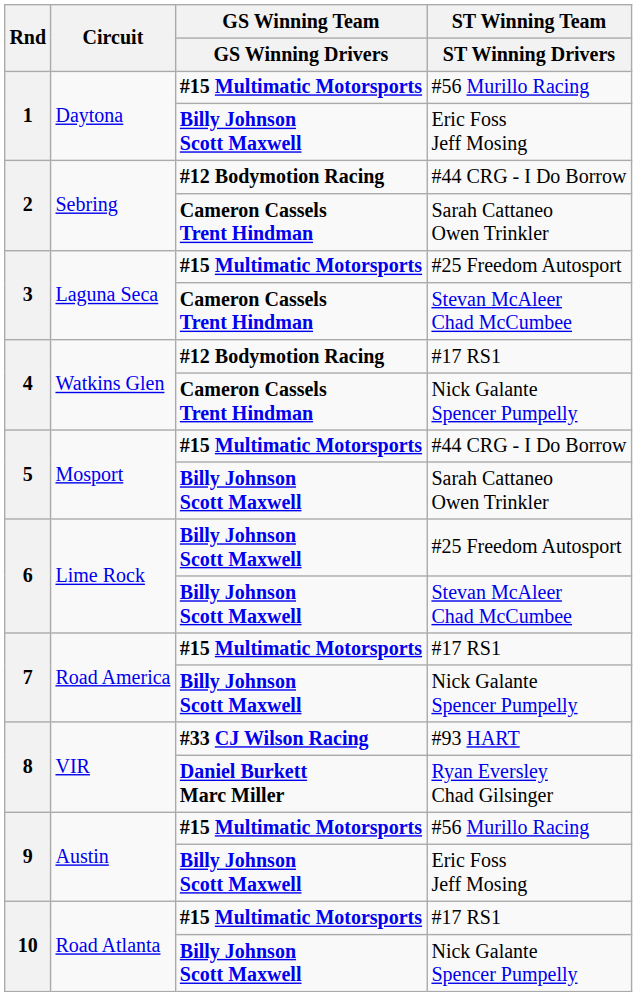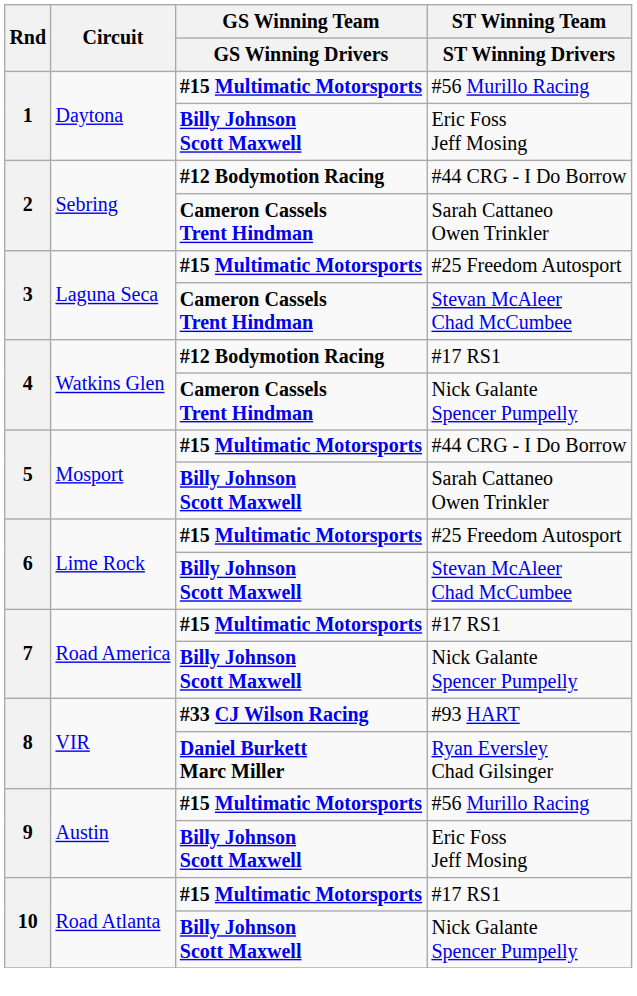(241, 547) Billy Johnson Scott Maxwell -> (301, 535) #15 Multimatic Motorsports
